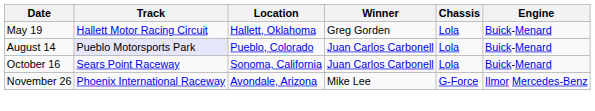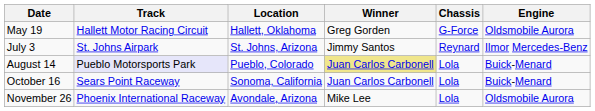(449, 30) Lola -> (459, 30) G-Force
(518, 30) Buick-Menard -> (529, 30) Oldsmobile Aurora
+ row: (21, 47)
(380, 47) no background -> (380, 64) khaki background
(459, 81) G-Force -> (449, 99) Lola
(536, 81) Ilmor Mercedes-Benz -> (529, 99) Oldsmobile Aurora
